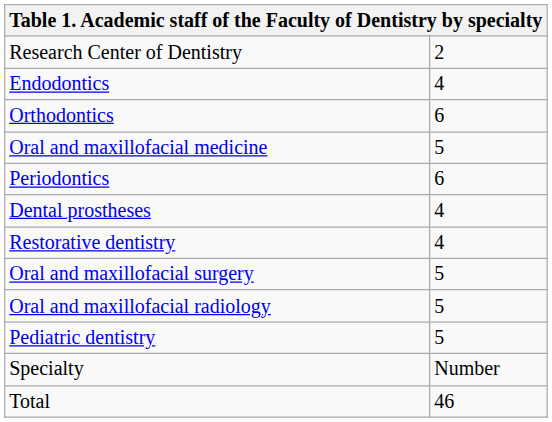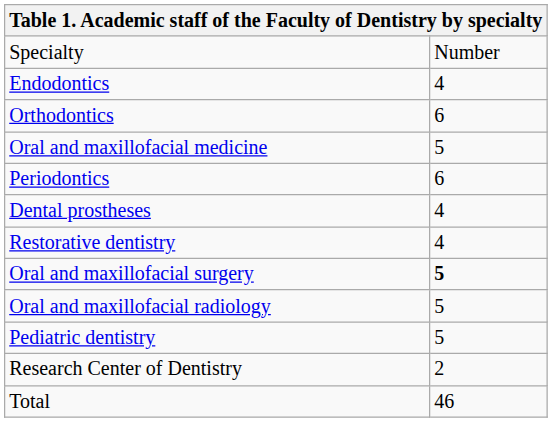rows swapped: (46, 369) <-> (126, 52)
(439, 274) normal -> (439, 274) bold
